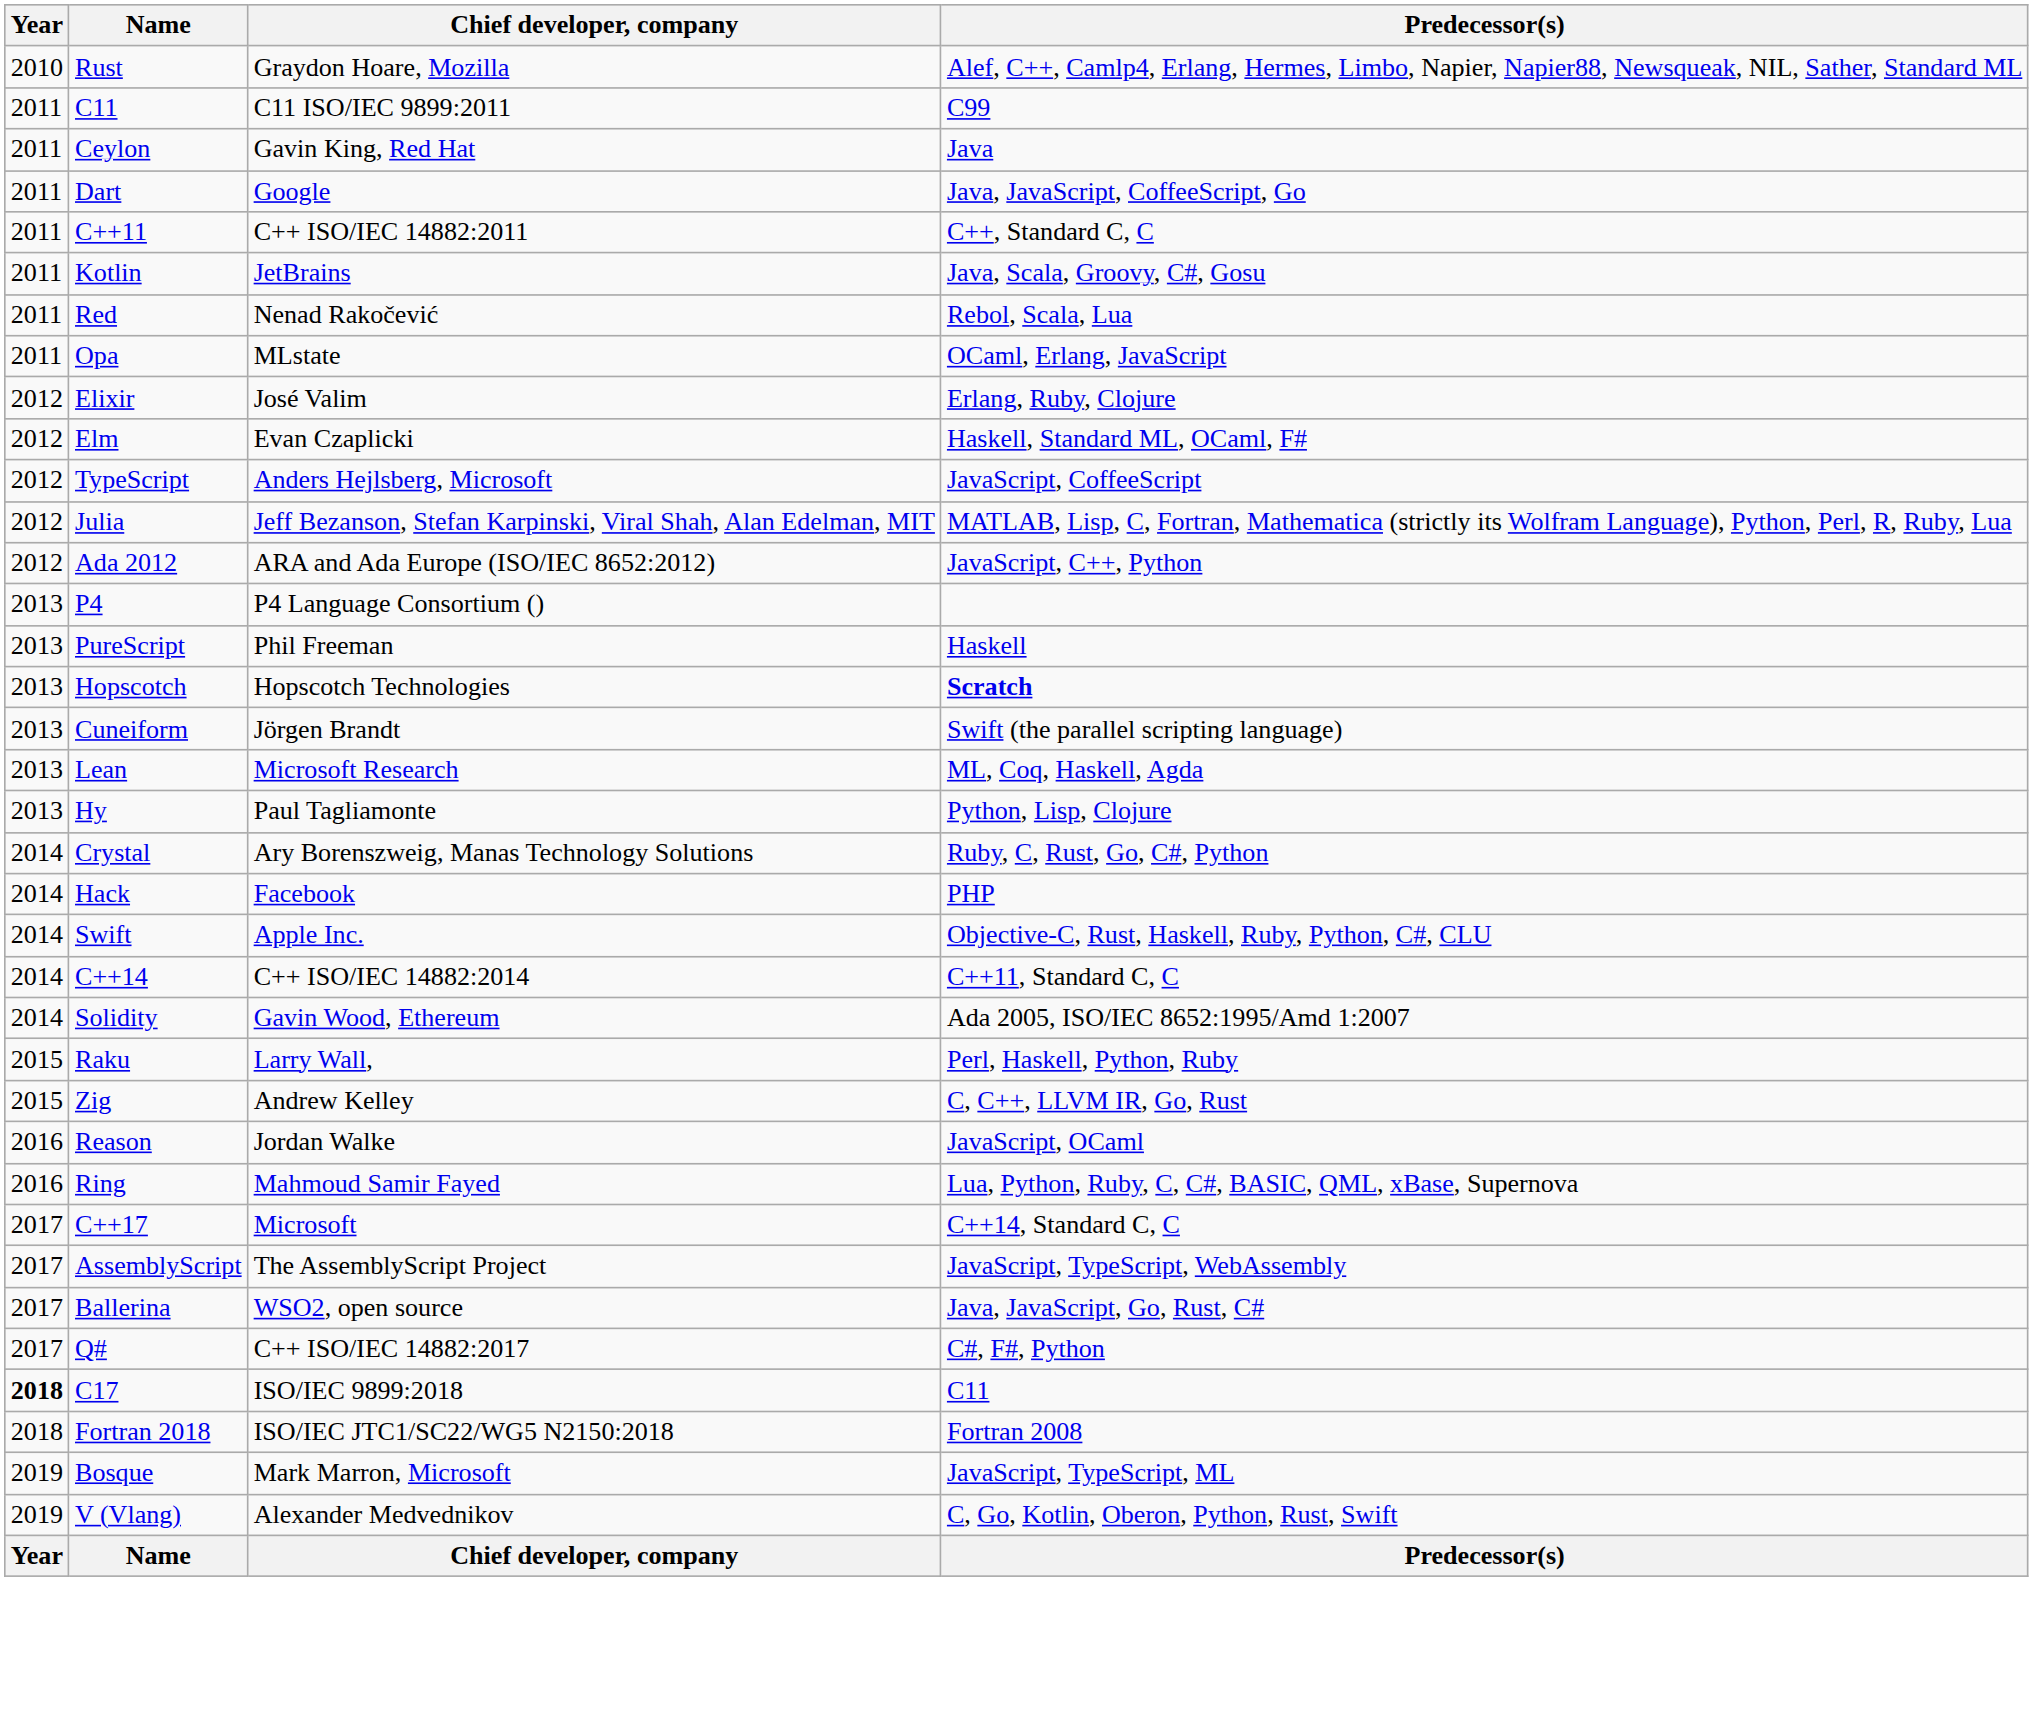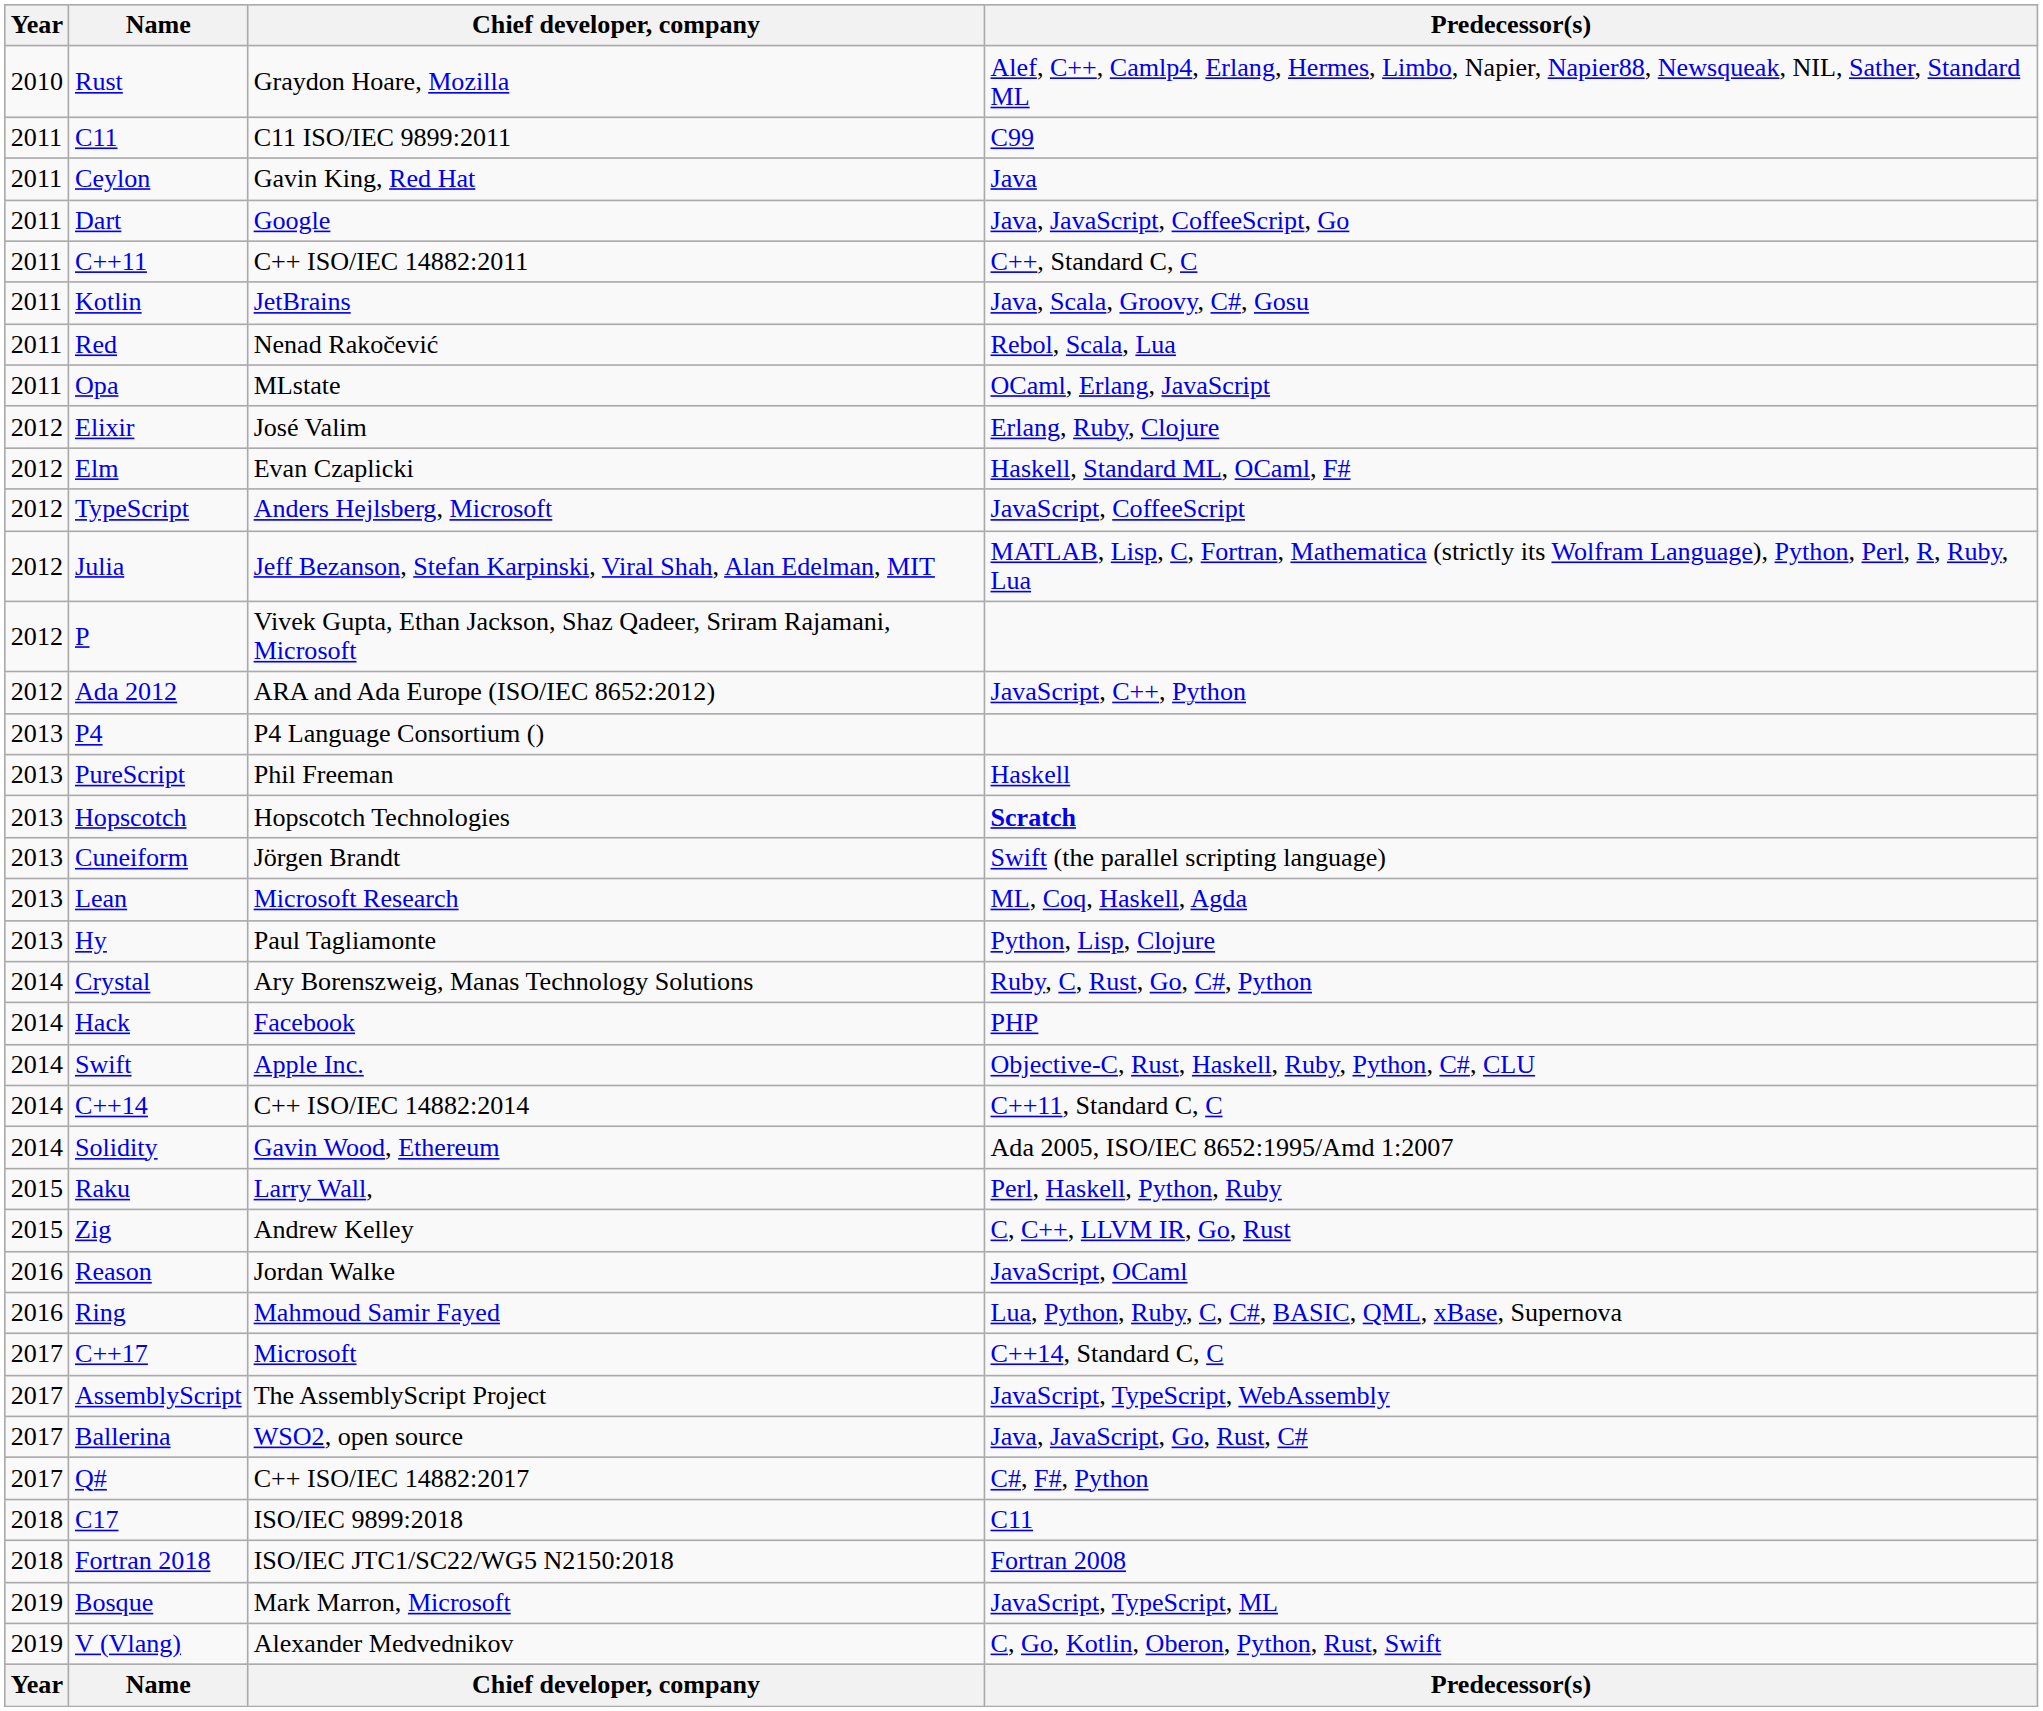+ row: (82, 636)
(37, 1390) bold -> (37, 1519) normal
